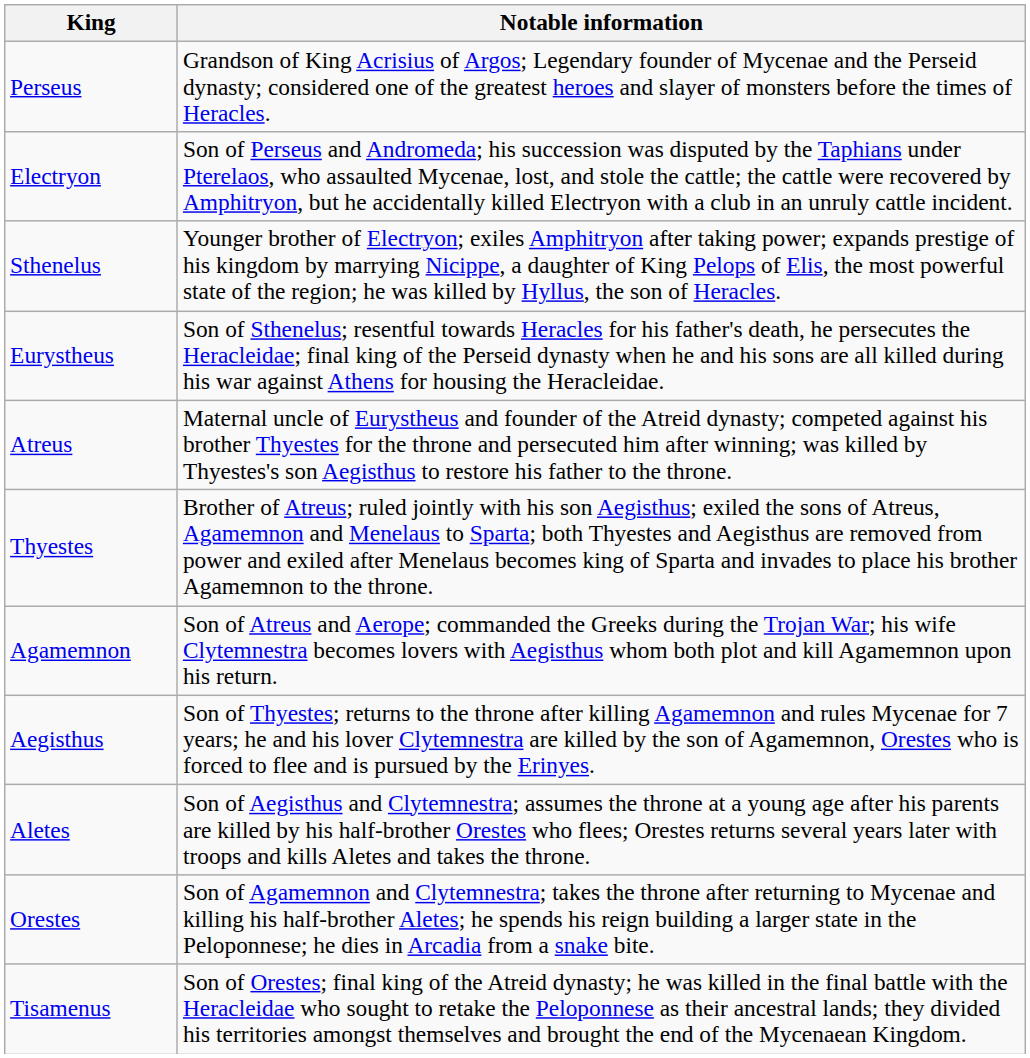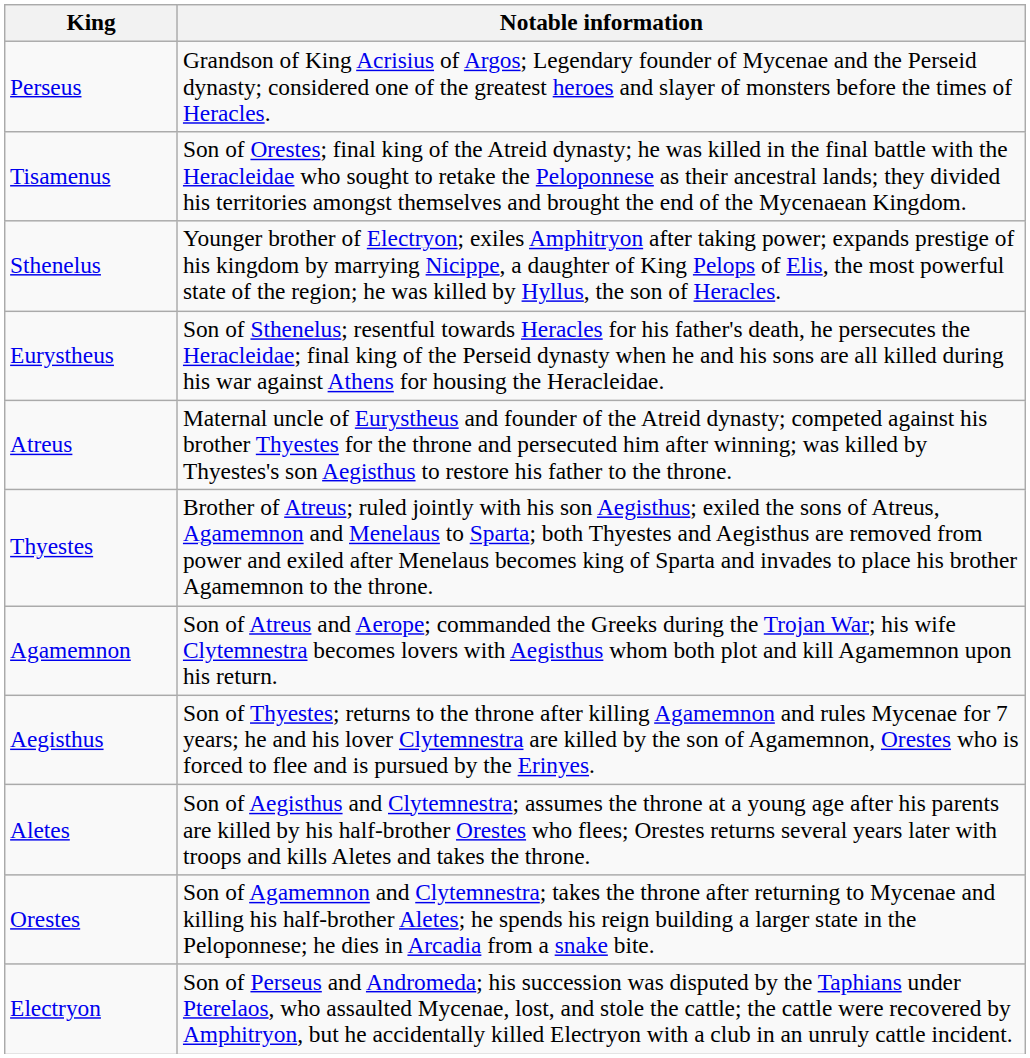rows swapped: (56, 175) <-> (60, 1008)
